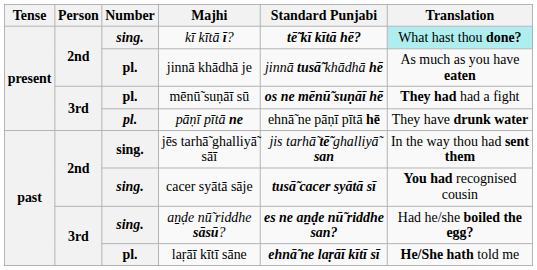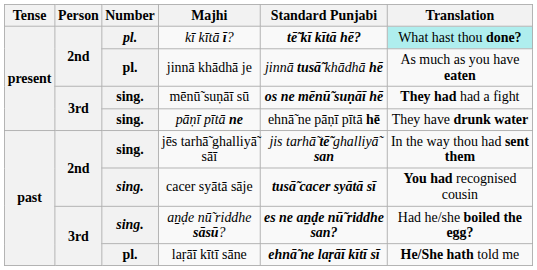(130, 37) sing. -> (130, 37) pl.
(130, 97) pl. -> (130, 97) sing.
(130, 119) pl. -> (130, 119) sing.
